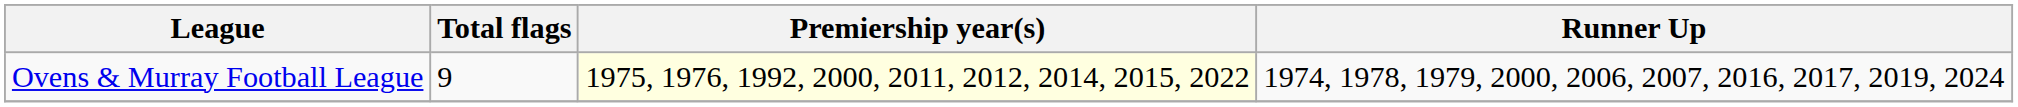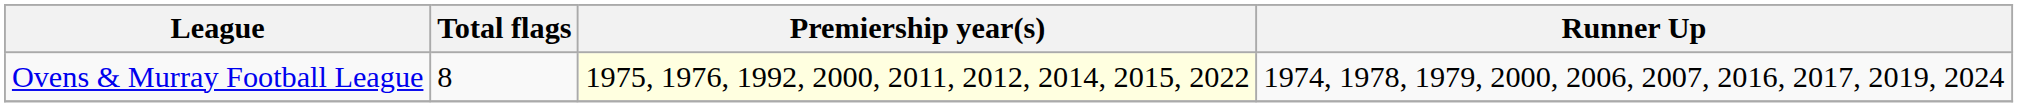(445, 76) 9 -> (445, 76) 8
